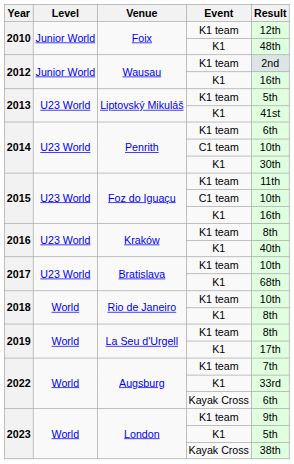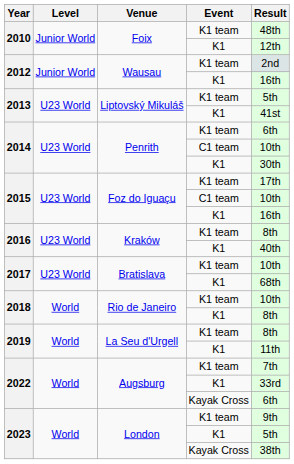(270, 30) 12th -> (270, 30) 48th
(270, 47) 48th -> (270, 47) 12th
(270, 182) 11th -> (270, 182) 17th
(270, 350) 17th -> (270, 350) 11th
